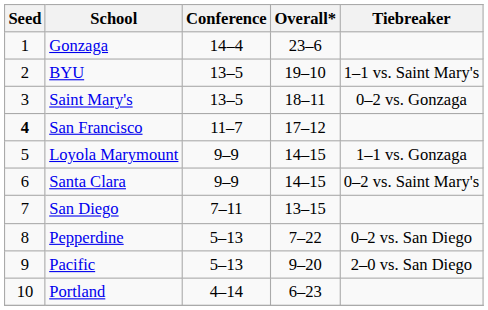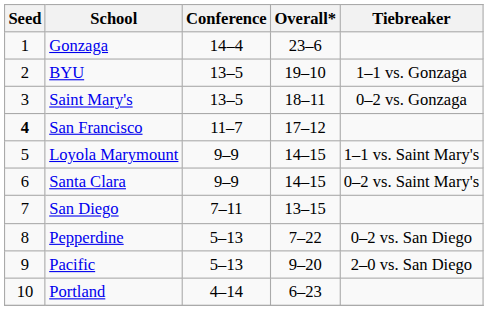(411, 72) 1–1 vs. Saint Mary's -> (411, 72) 1–1 vs. Gonzaga
(411, 154) 1–1 vs. Gonzaga -> (411, 154) 1–1 vs. Saint Mary's
